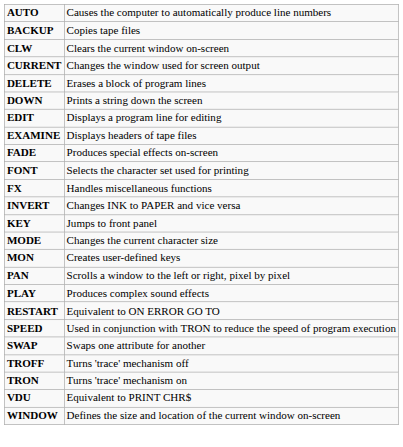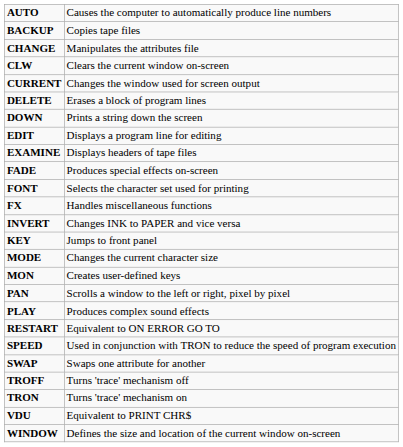+ row: (31, 48)
